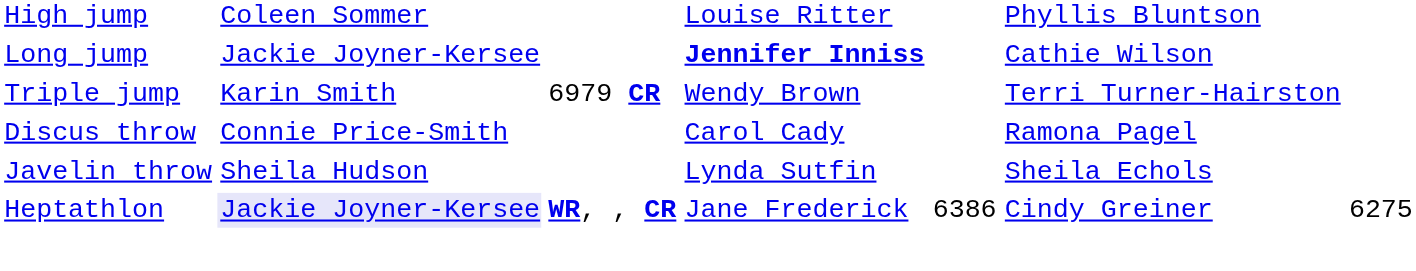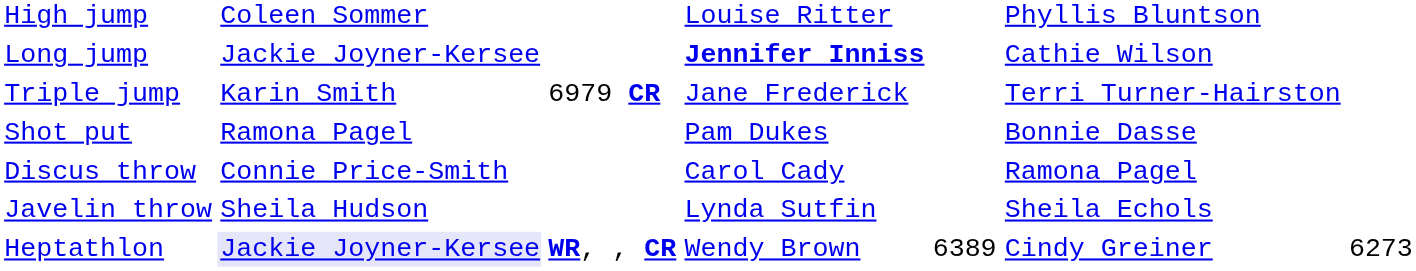(772, 93) Wendy Brown -> (796, 93) Jane Frederick
+ row: (68, 132)
(796, 210) Jane Frederick -> (772, 249) Wendy Brown
(965, 210) 6386 -> (965, 249) 6389
(1381, 210) 6275 -> (1381, 249) 6273
